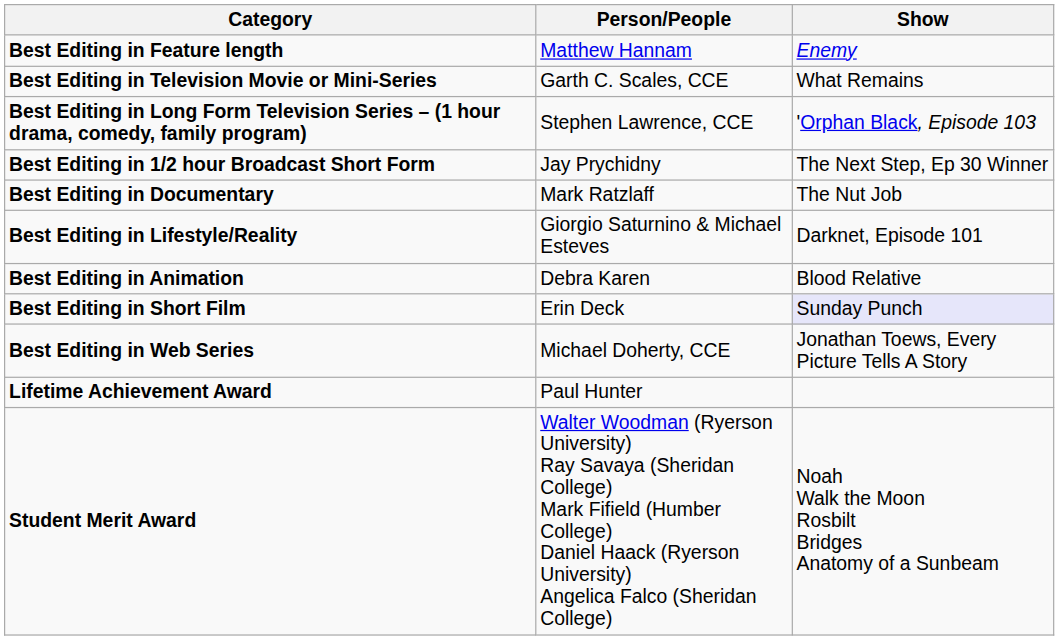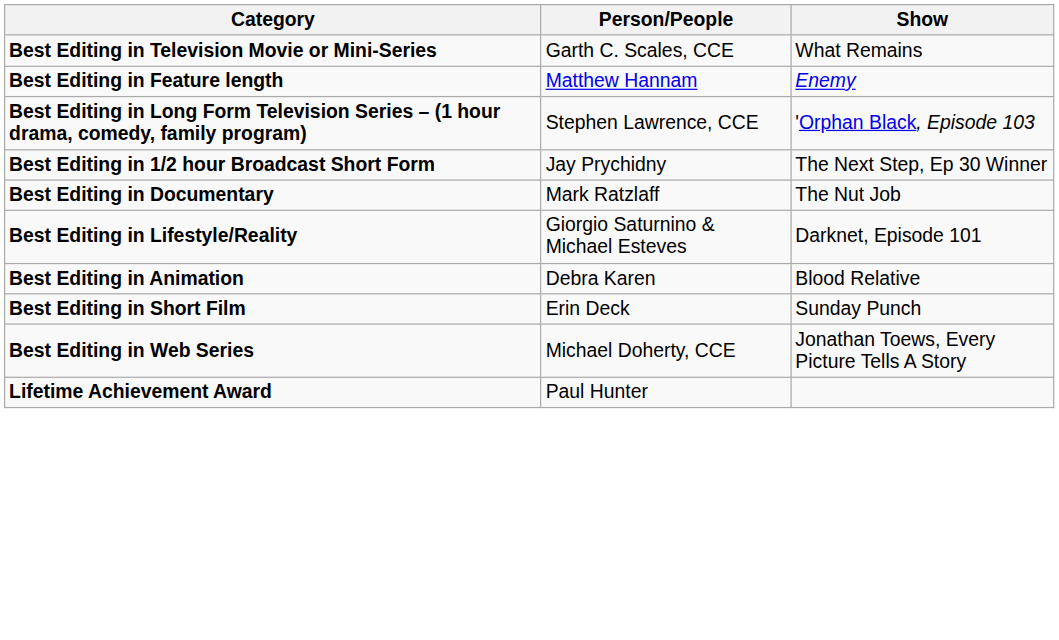rows swapped: (146, 50) <-> (223, 81)
(859, 309) lavender background -> (858, 309) no background
- row: (103, 520)
